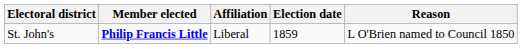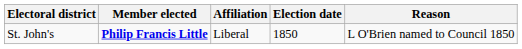(285, 33) 1859 -> (285, 33) 1850
